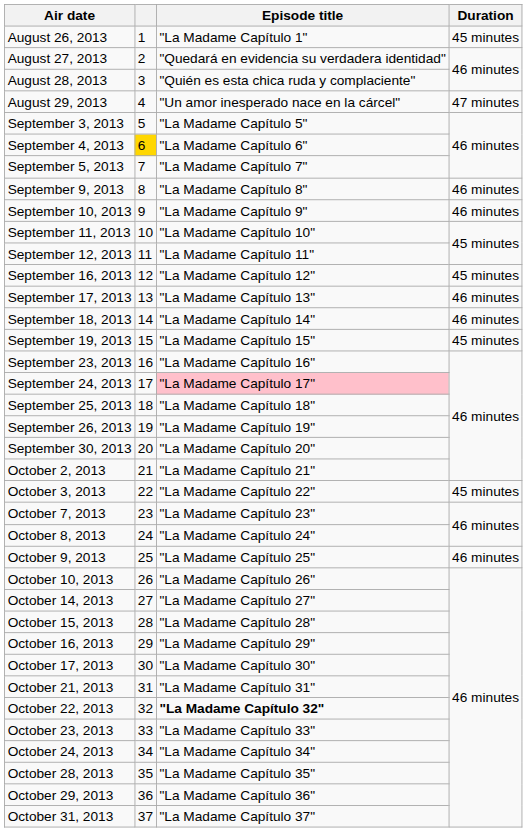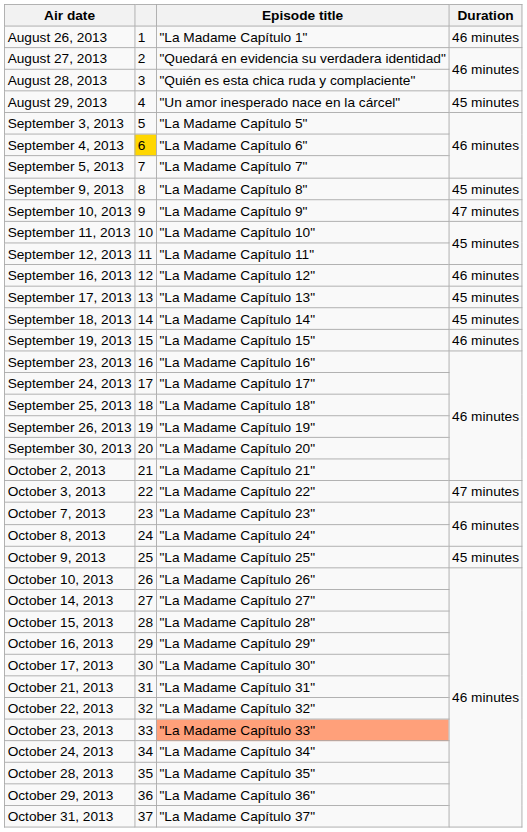(486, 37) 45 minutes -> (486, 37) 46 minutes
(486, 102) 47 minutes -> (486, 102) 45 minutes
(486, 189) 46 minutes -> (486, 189) 45 minutes
(486, 210) 46 minutes -> (486, 210) 47 minutes
(486, 275) 45 minutes -> (486, 275) 46 minutes
(486, 297) 46 minutes -> (486, 297) 45 minutes
(486, 319) 46 minutes -> (486, 319) 45 minutes
(486, 340) 45 minutes -> (486, 340) 46 minutes
(237, 384) pink background -> (237, 384) no background
(486, 492) 45 minutes -> (486, 492) 47 minutes
(486, 557) 46 minutes -> (486, 557) 45 minutes
(242, 708) bold -> (237, 708) normal
(237, 730) no background -> (237, 730) lightsalmon background
